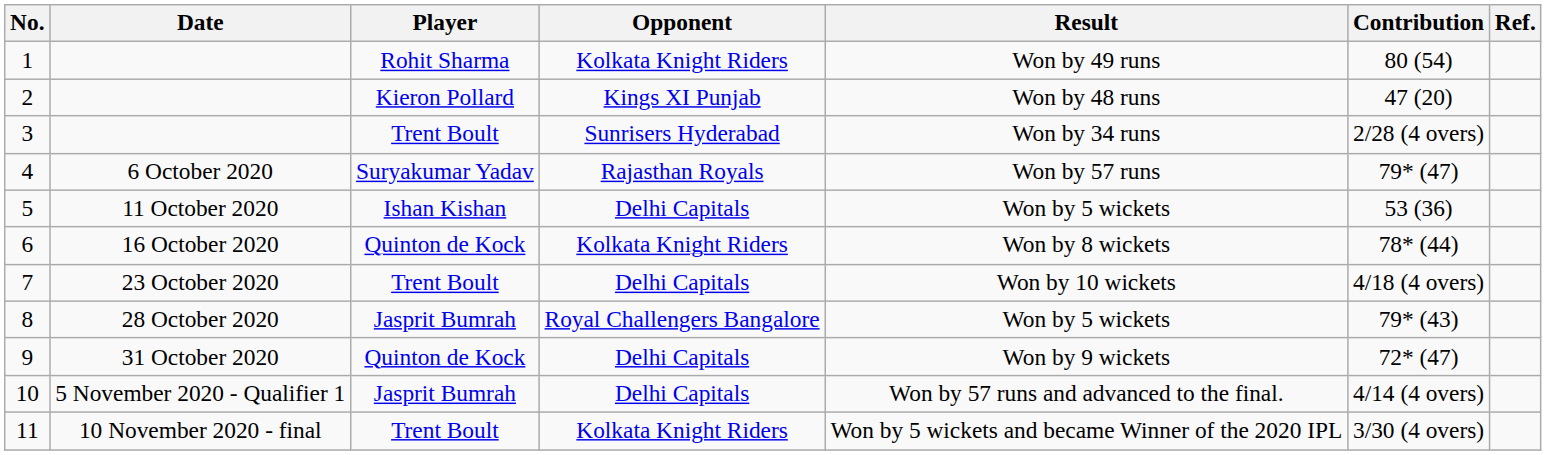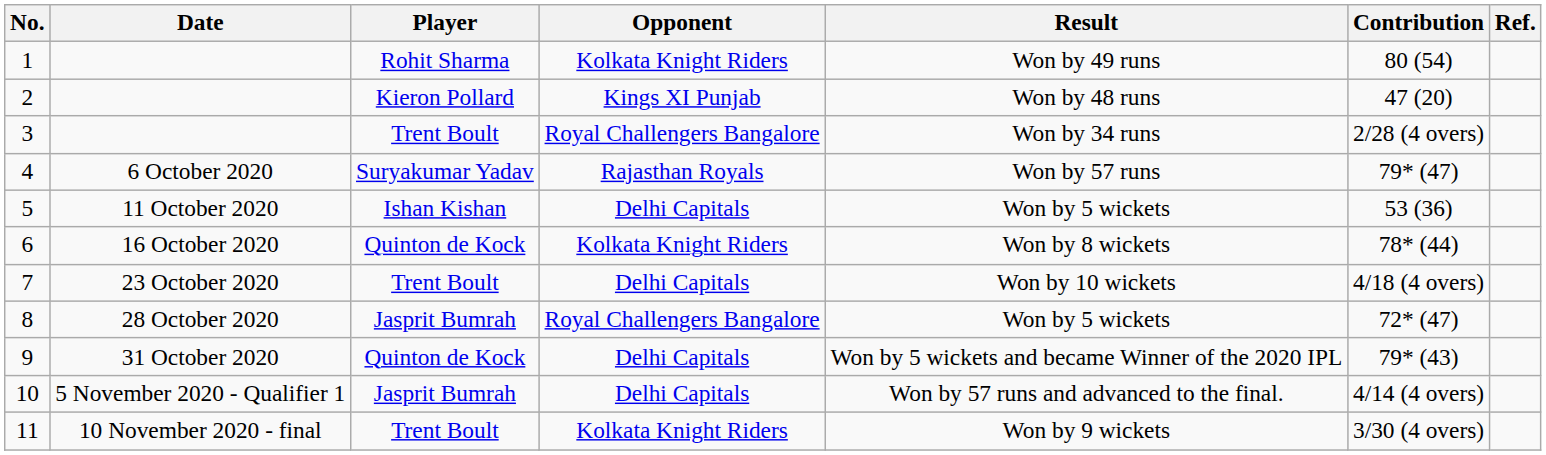(682, 134) Sunrisers Hyderabad -> (682, 134) Royal Challengers Bangalore
(1419, 319) 79* (43) -> (1419, 319) 72* (47)
(1086, 356) Won by 9 wickets -> (1086, 356) Won by 5 wickets and became Winner of the 2020 IPL
(1419, 356) 72* (47) -> (1419, 356) 79* (43)
(1086, 430) Won by 5 wickets and became Winner of the 2020 IPL -> (1086, 430) Won by 9 wickets
